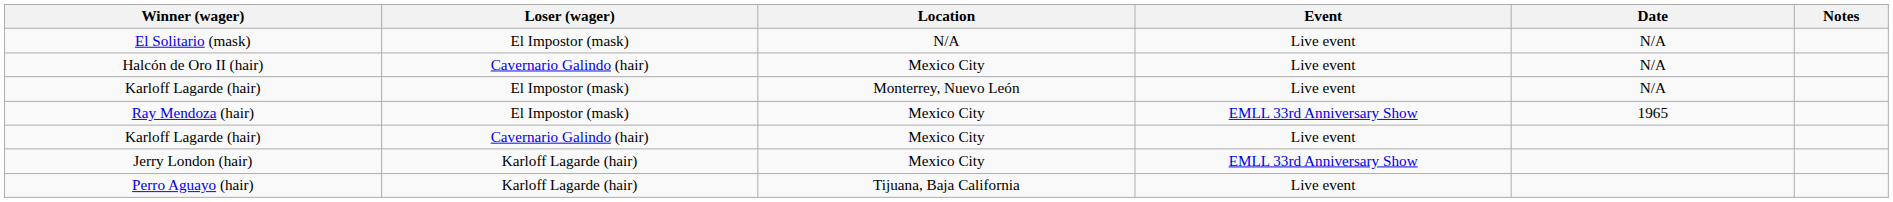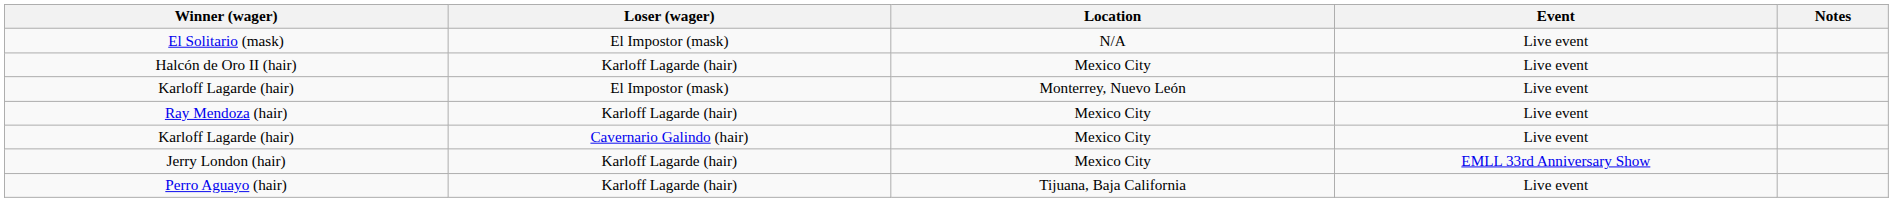- column: (1653, 16)
(570, 64) Cavernario Galindo (hair) -> (669, 64) Karloff Lagarde (hair)
(570, 112) El Impostor (mask) -> (669, 112) Karloff Lagarde (hair)
(1323, 112) EMLL 33rd Anniversary Show -> (1556, 112) Live event
